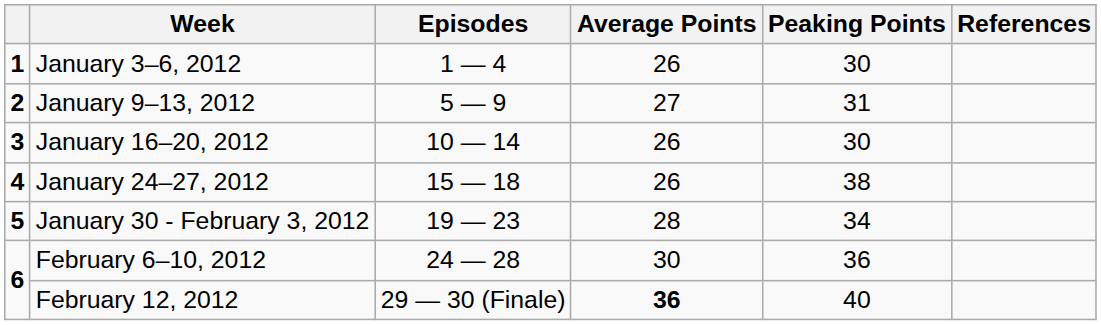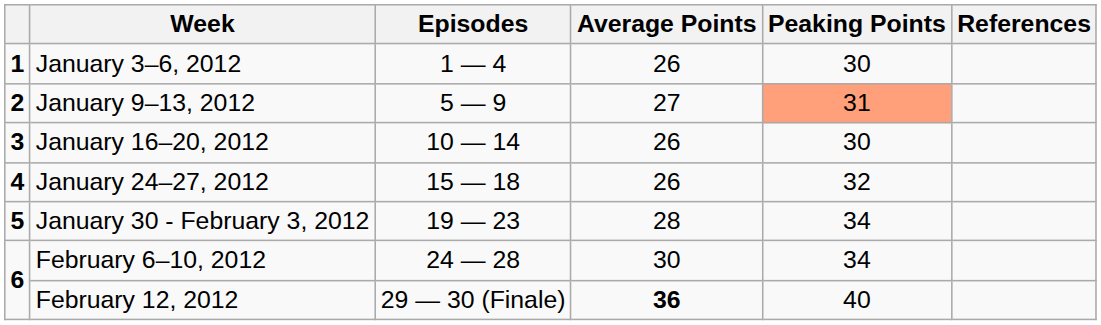(857, 102) no background -> (857, 102) lightsalmon background
(857, 181) 38 -> (857, 181) 32
(857, 260) 36 -> (857, 260) 34
